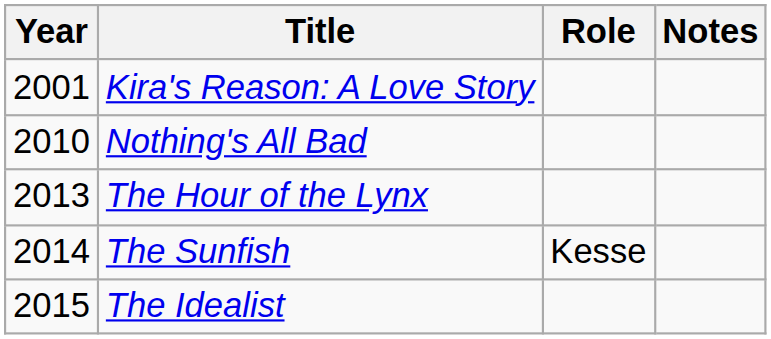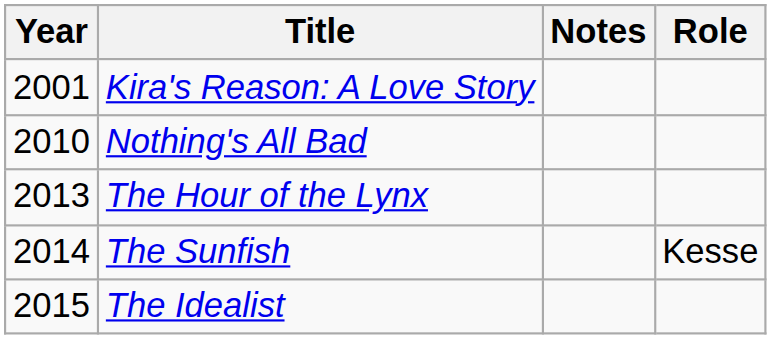columns swapped: (598, 31) <-> (710, 31)
